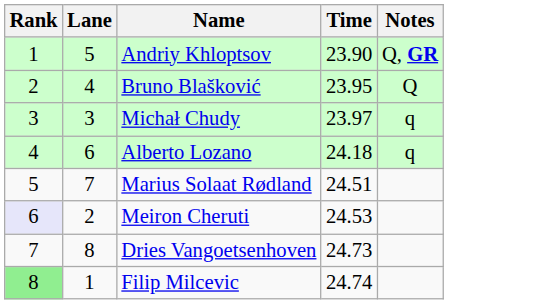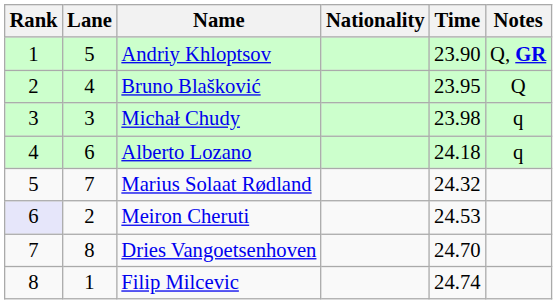+ column: (375, 20)
(349, 119) 23.97 -> (457, 119) 23.98
(349, 184) 24.51 -> (457, 184) 24.32
(349, 250) 24.73 -> (457, 250) 24.70
(33, 282) lightgreen background -> (33, 282) no background
